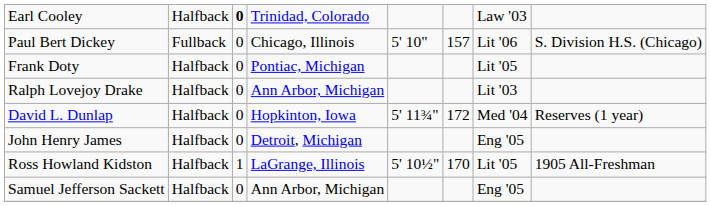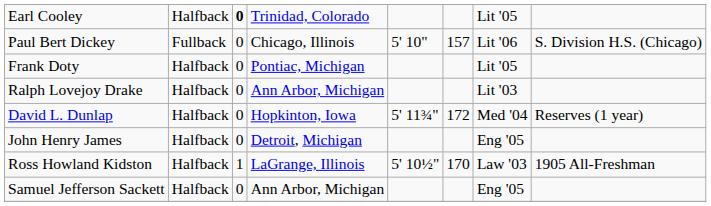(502, 16) Law '03 -> (497, 16) Lit '05
(497, 164) Lit '05 -> (502, 164) Law '03
